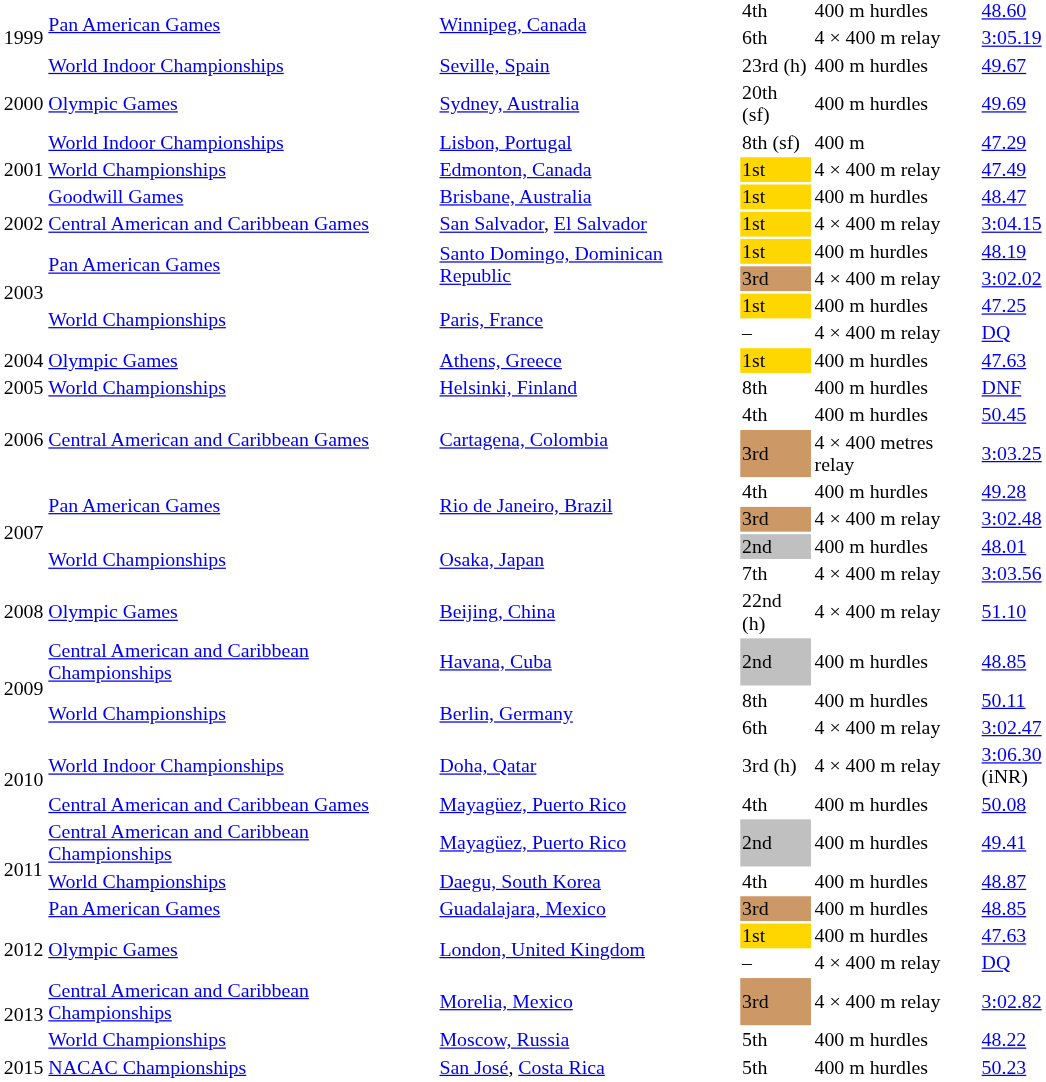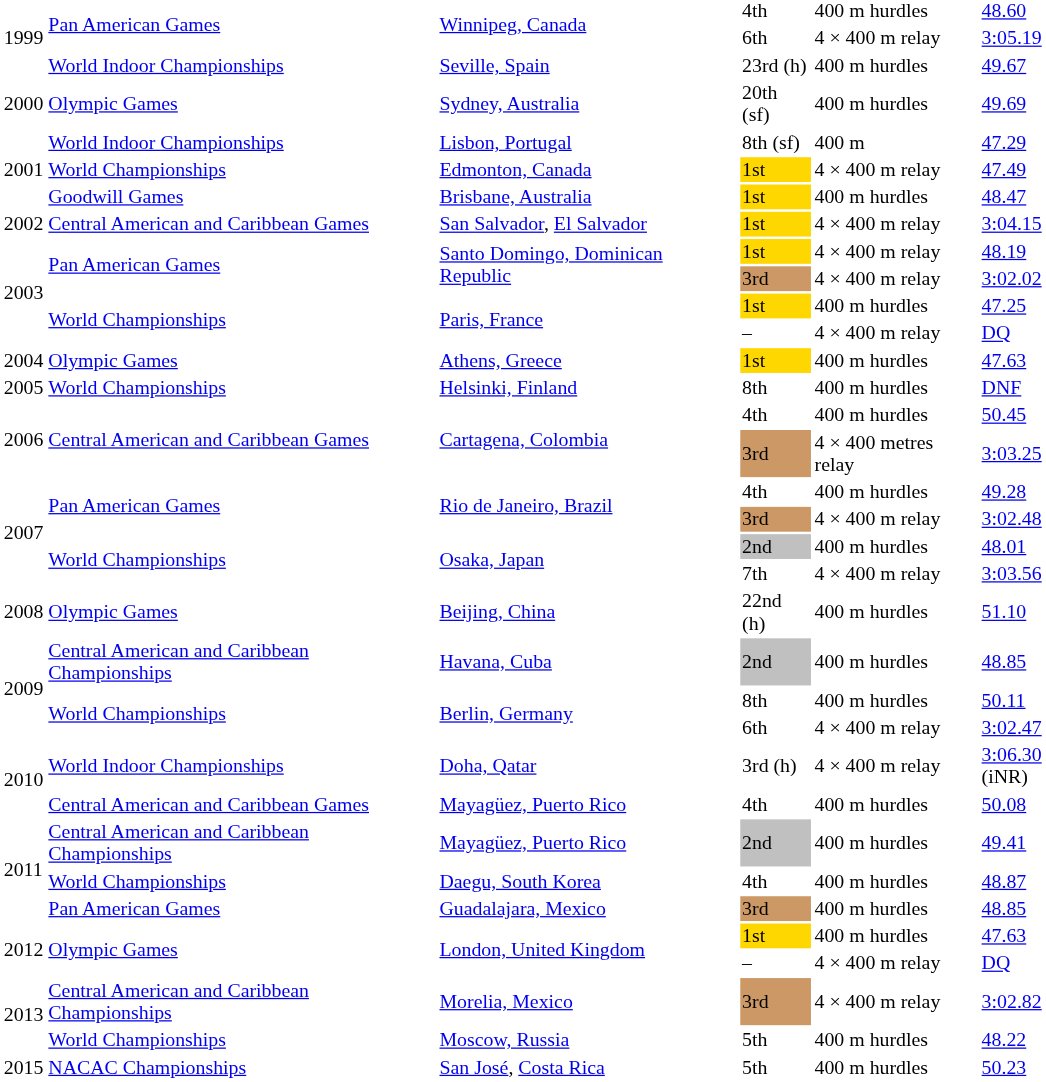(871, 251) 400 m hurdles -> (877, 251) 4 × 400 m relay
(877, 612) 4 × 400 m relay -> (871, 612) 400 m hurdles
